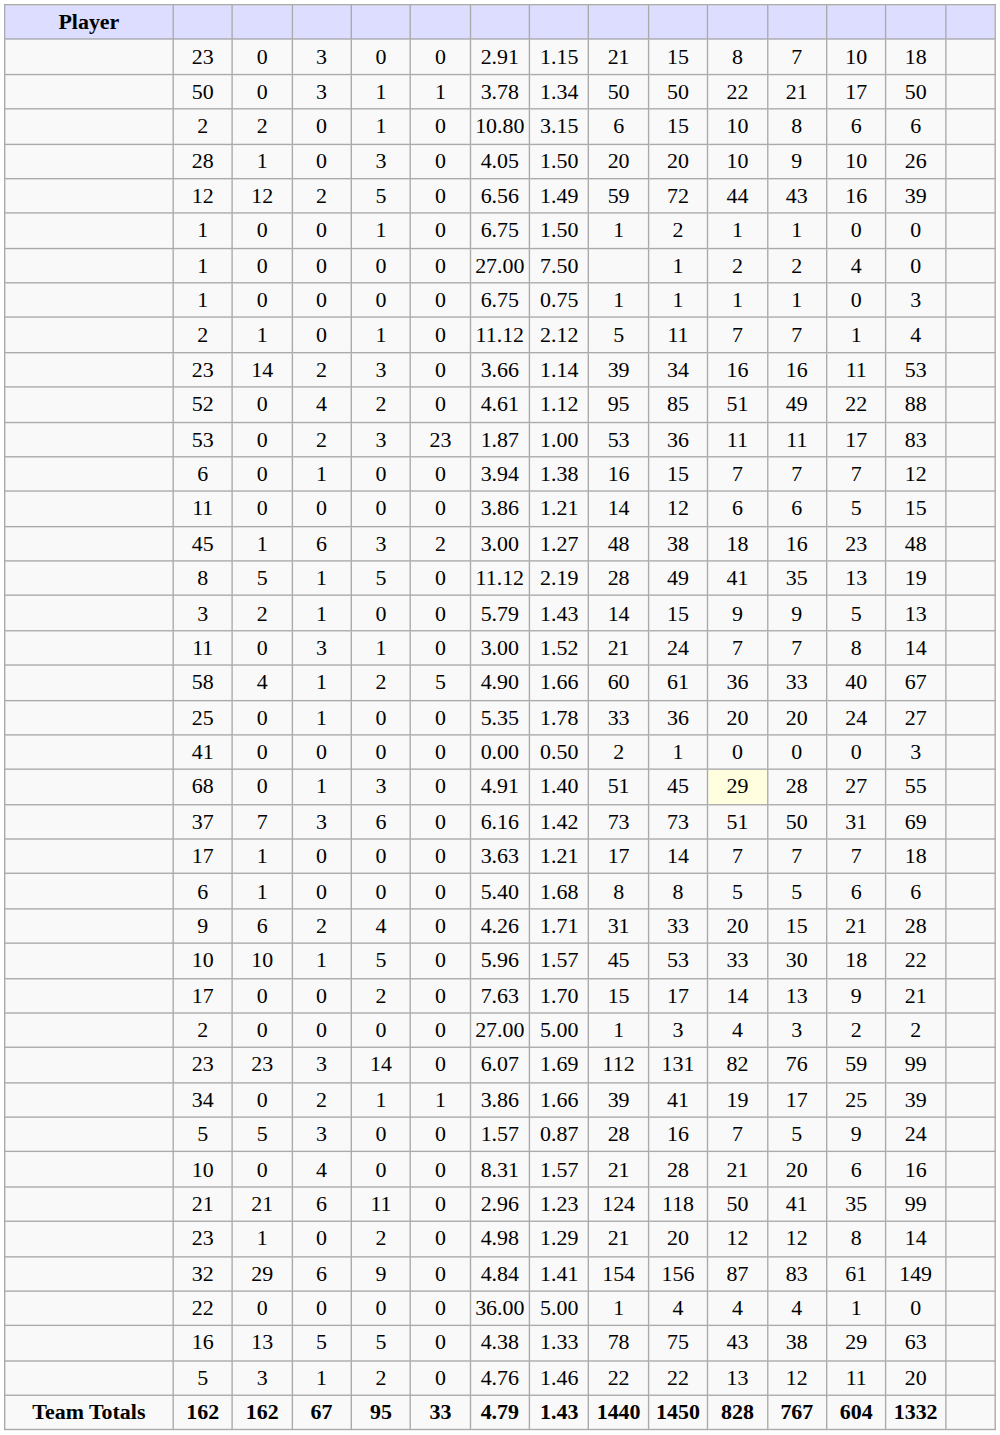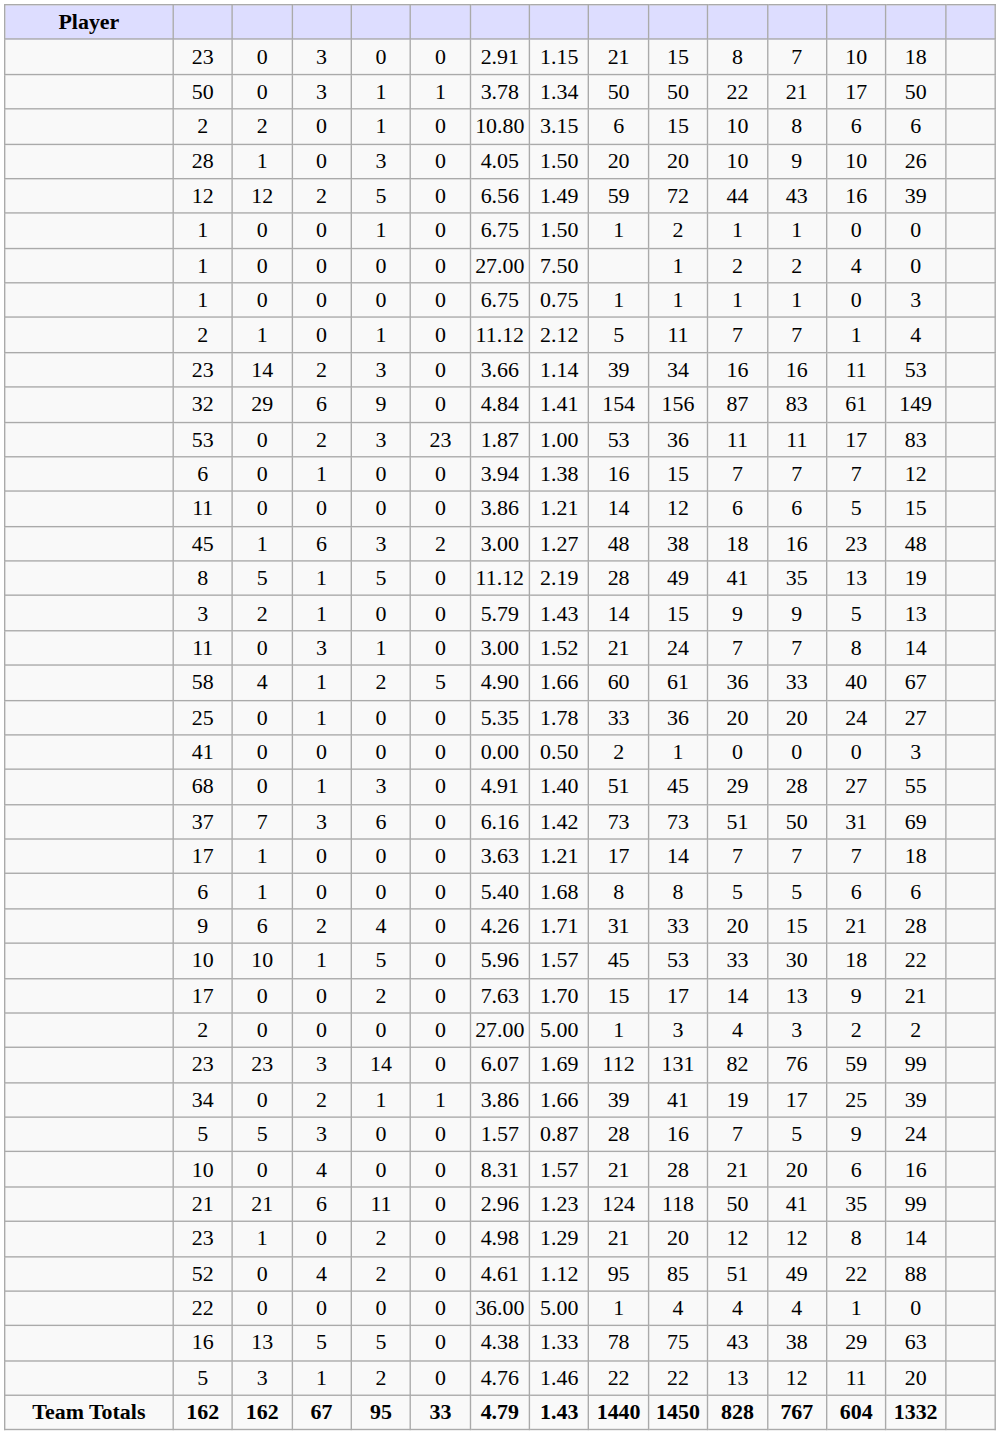rows swapped: (203, 404) <-> (203, 1273)
(737, 786) lightyellow background -> (737, 786) no background
